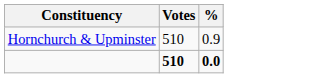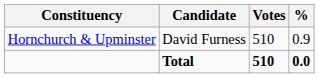+ column: (204, 15)
